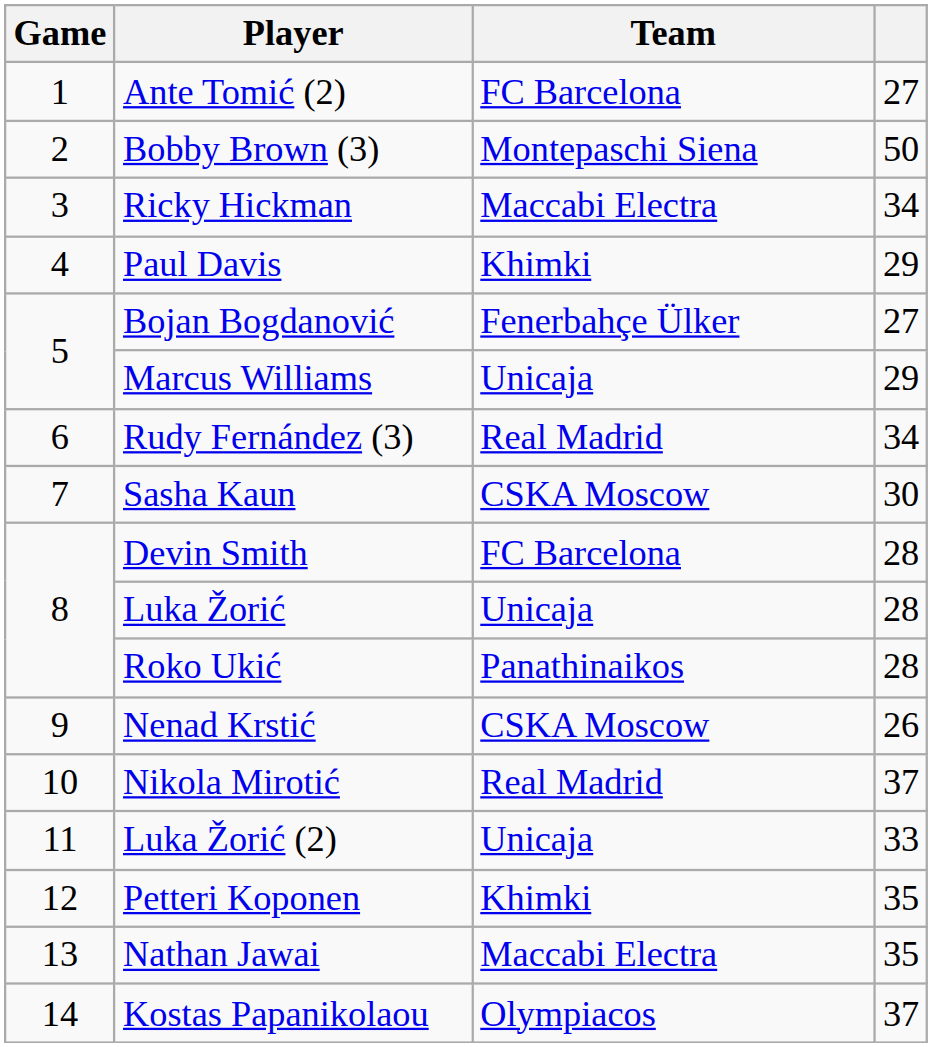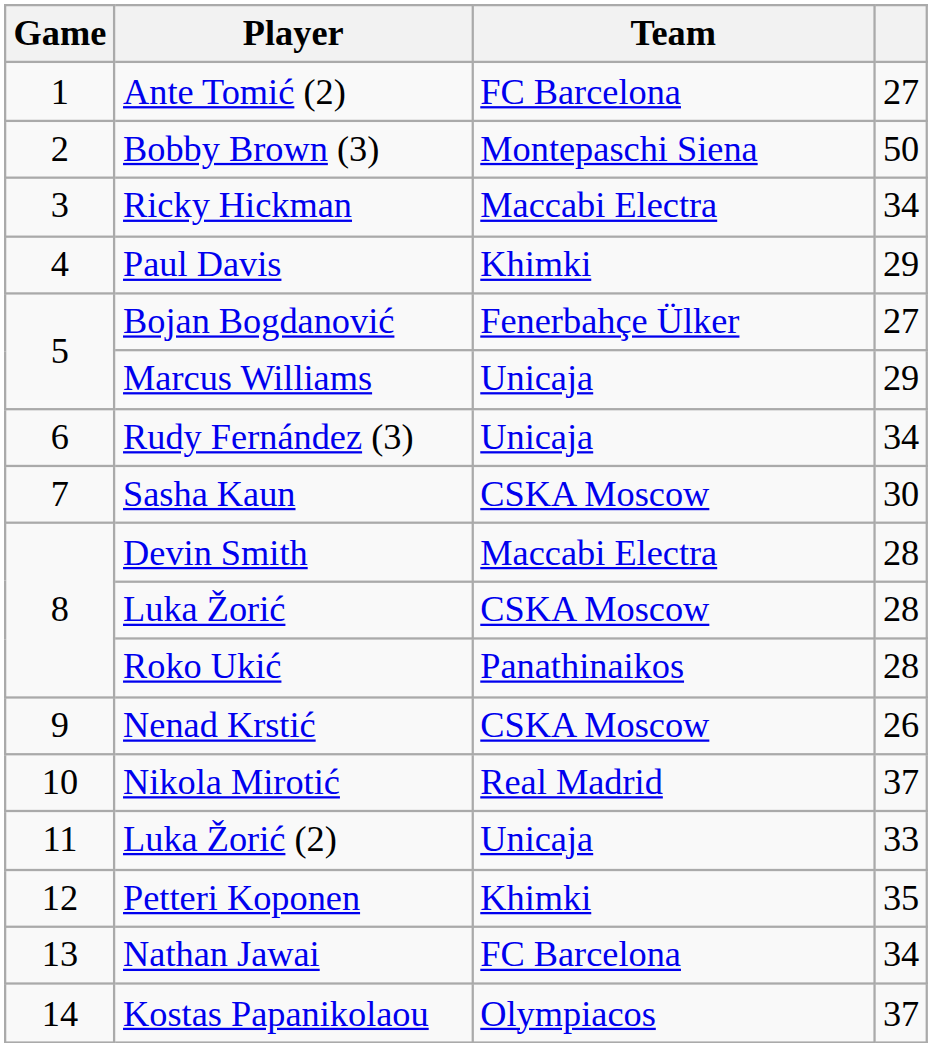(572, 436) Real Madrid -> (537, 436) Unicaja
(581, 551) FC Barcelona -> (599, 551) Maccabi Electra
(537, 609) Unicaja -> (595, 609) CSKA Moscow
(599, 954) Maccabi Electra -> (581, 954) FC Barcelona
(901, 954) 35 -> (901, 954) 34
